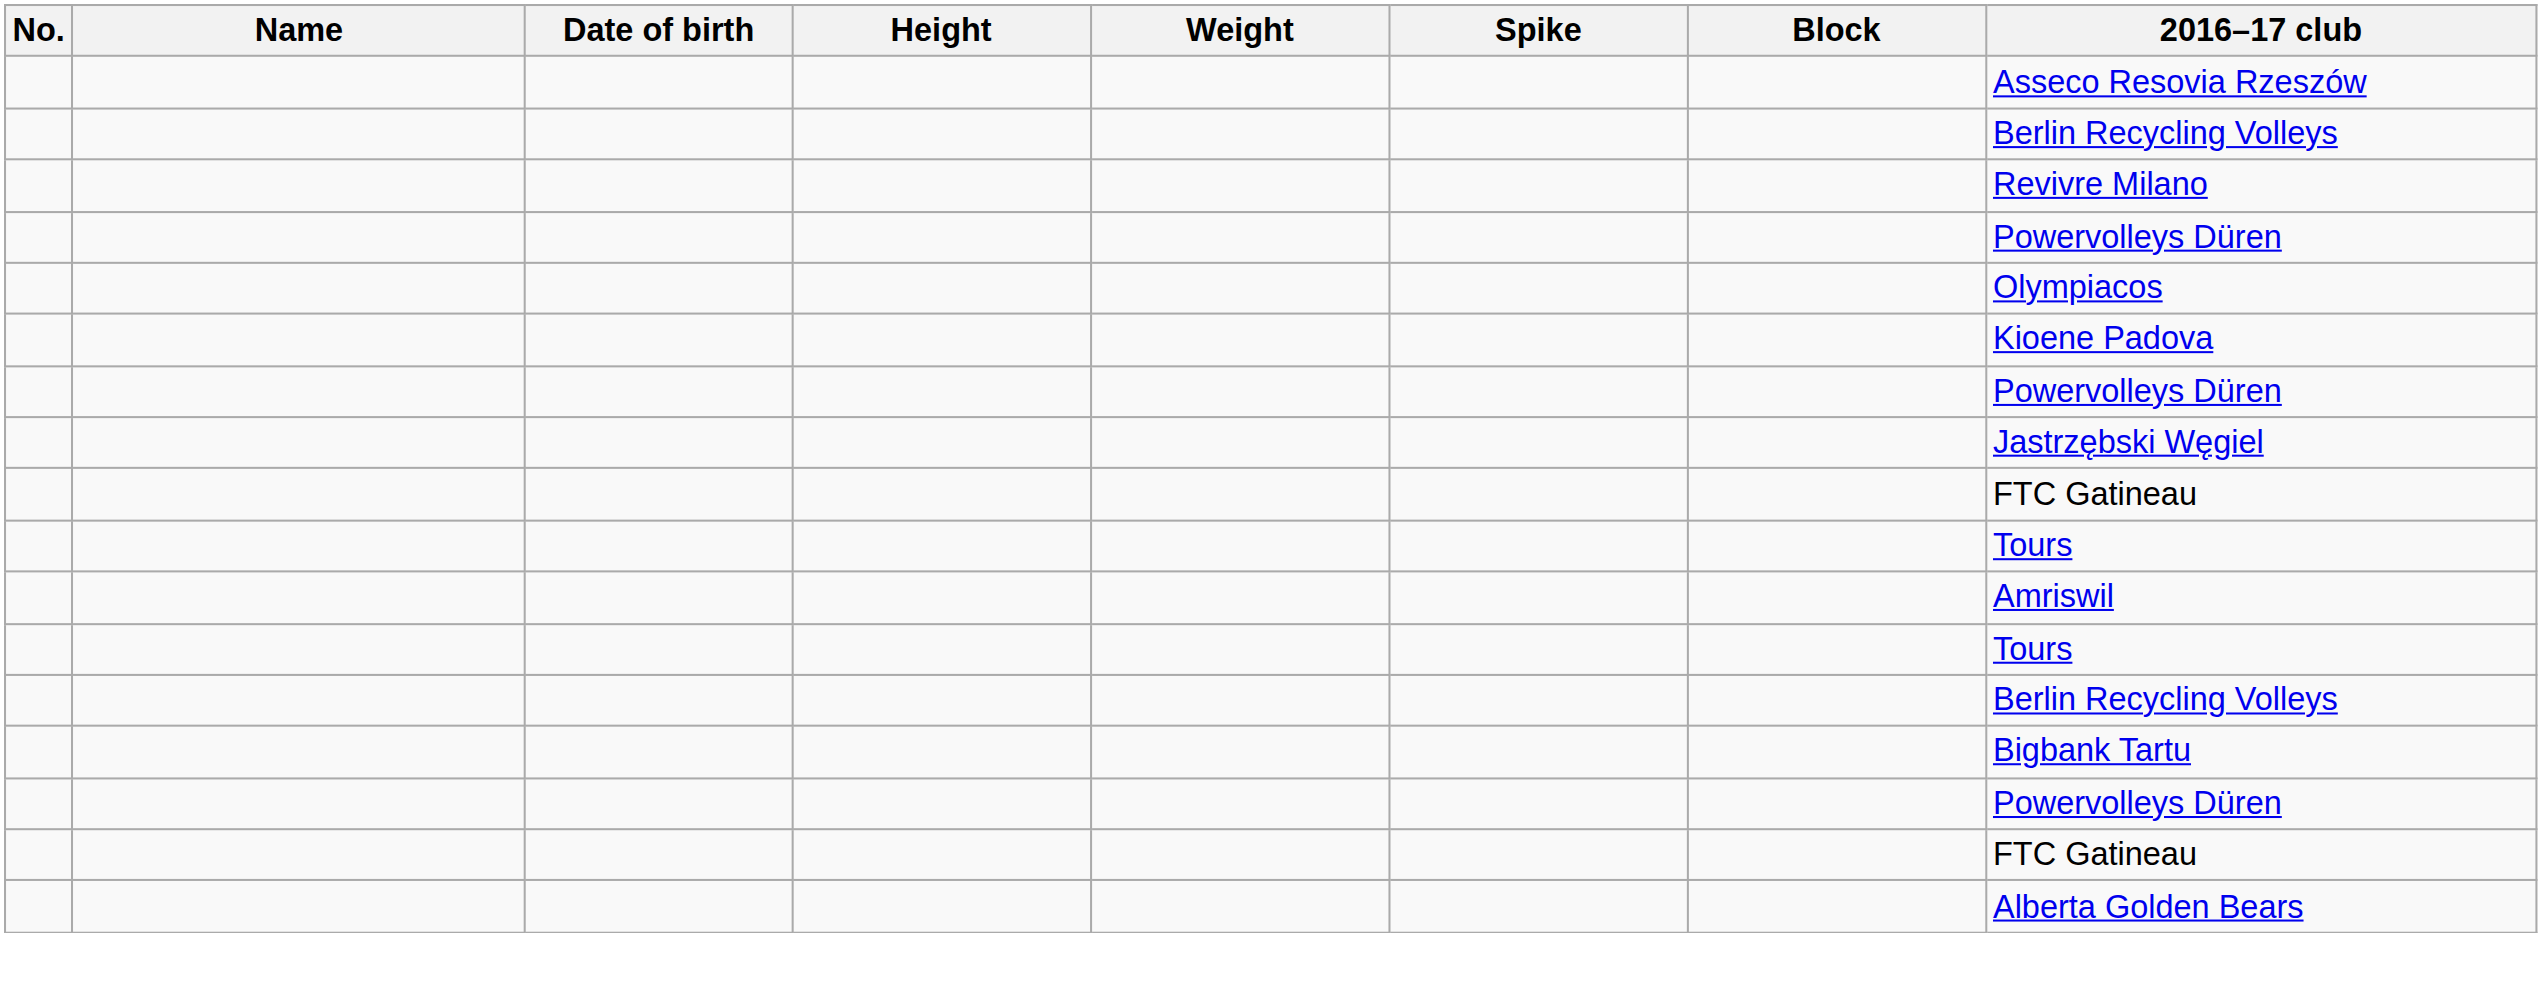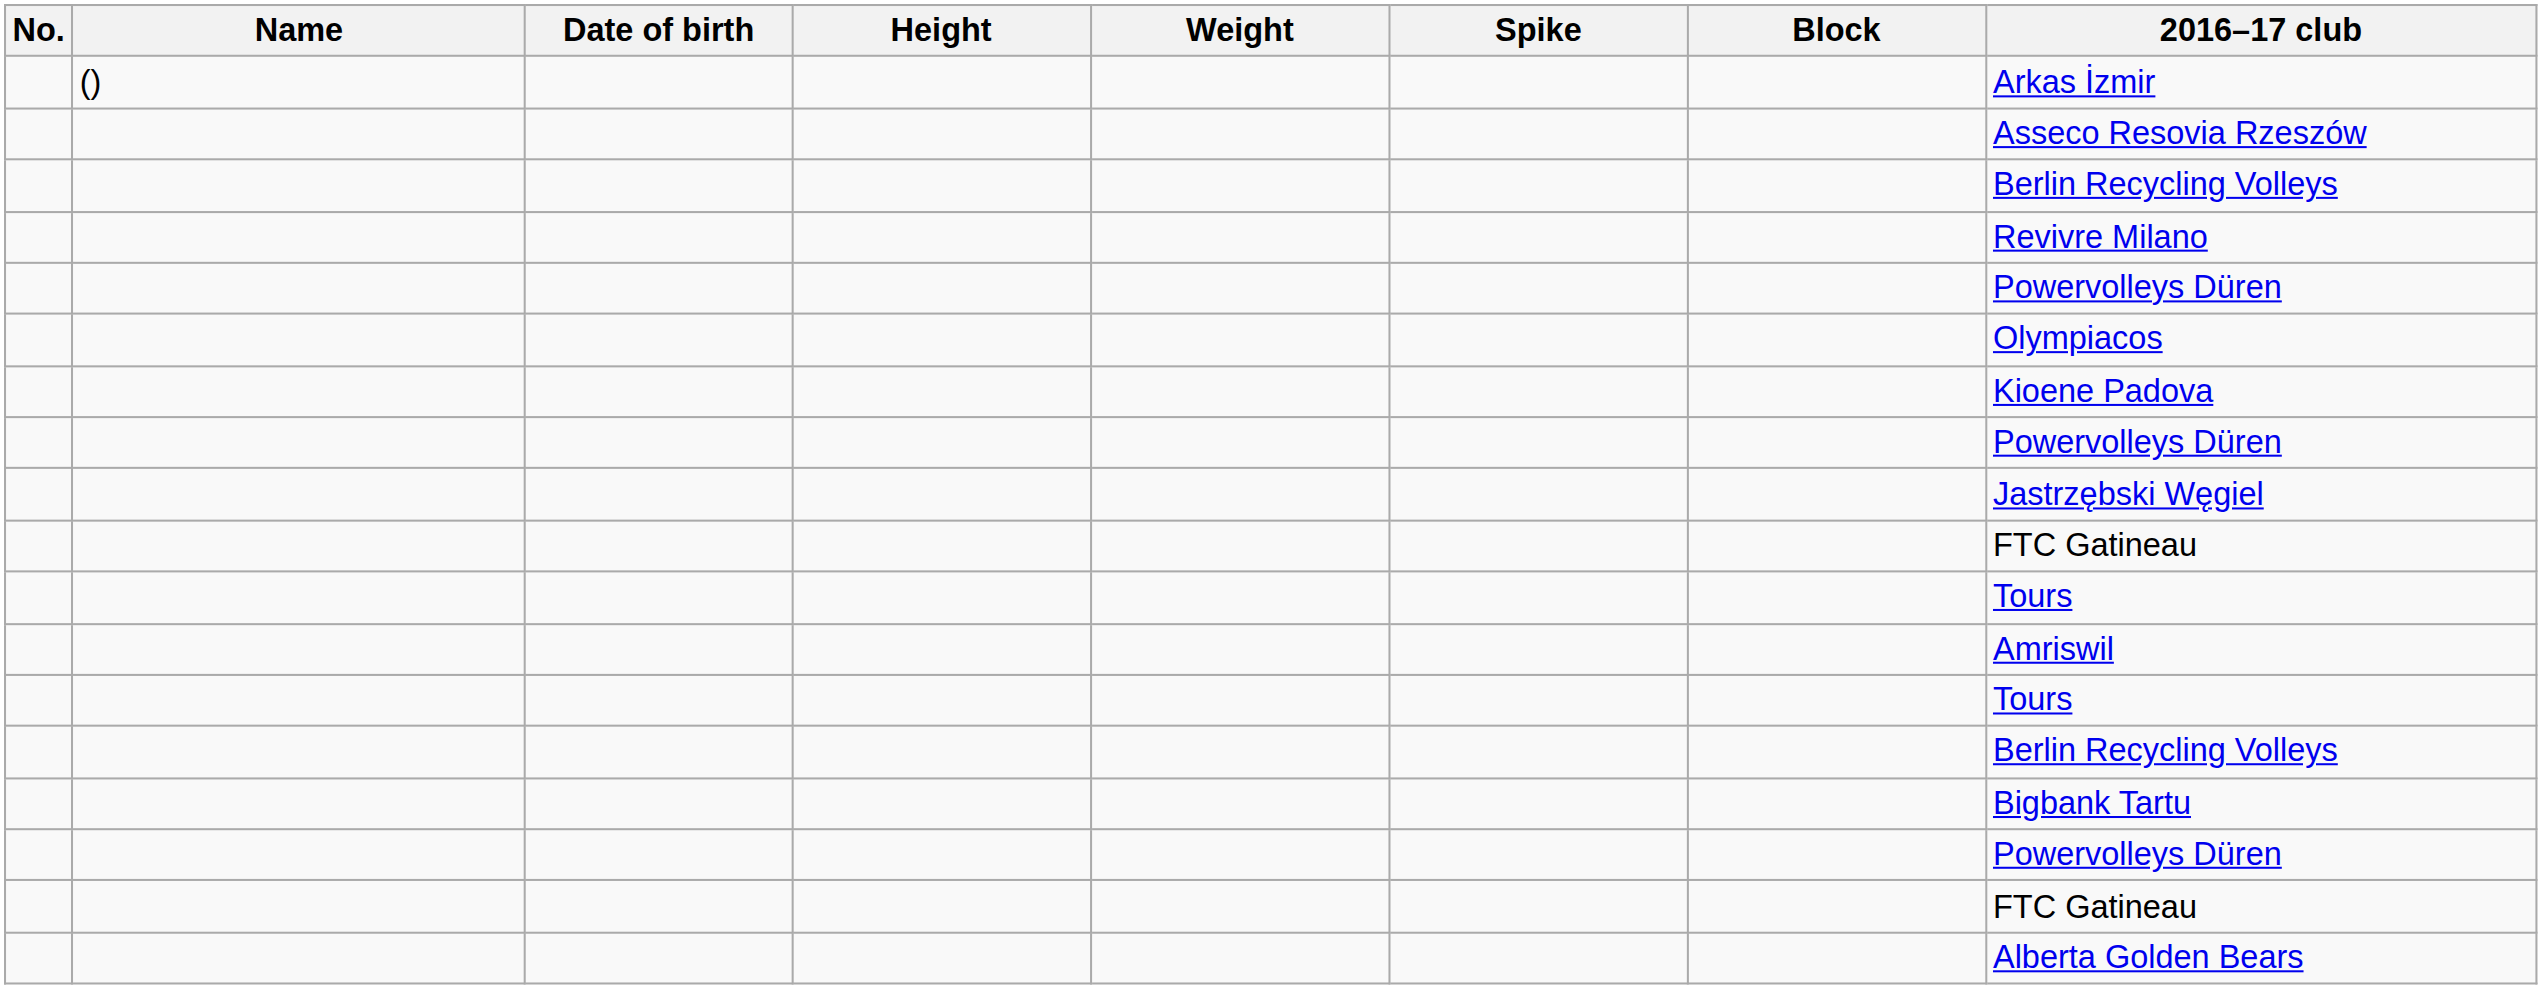+ row: (39, 82)
